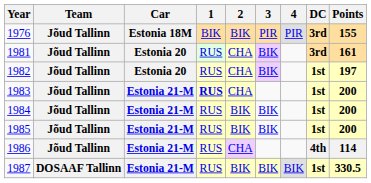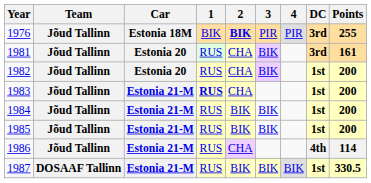(240, 33) normal -> (240, 33) bold
(348, 33) 155 -> (348, 33) 255
(348, 72) 197 -> (348, 72) 200
